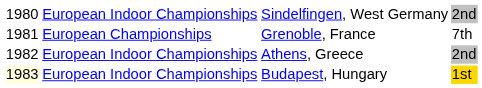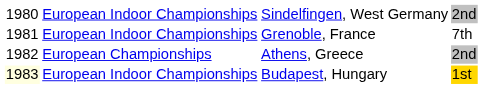(127, 34) European Championships -> (150, 34) European Indoor Championships
(150, 54) European Indoor Championships -> (127, 54) European Championships
